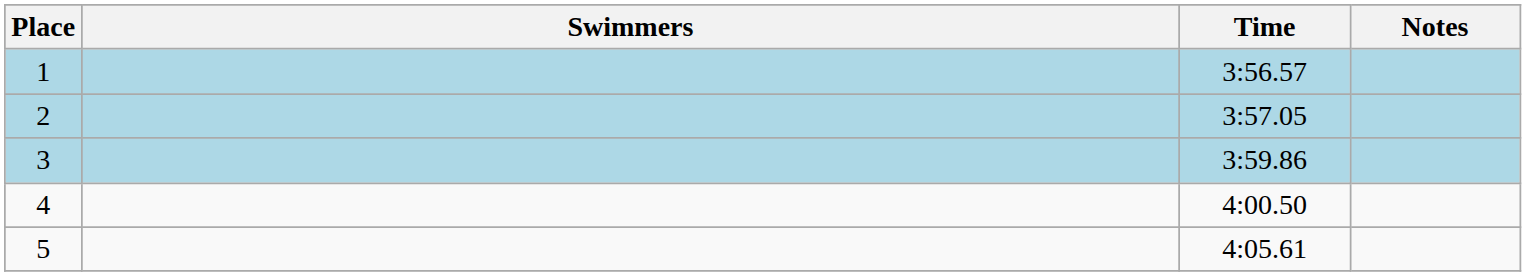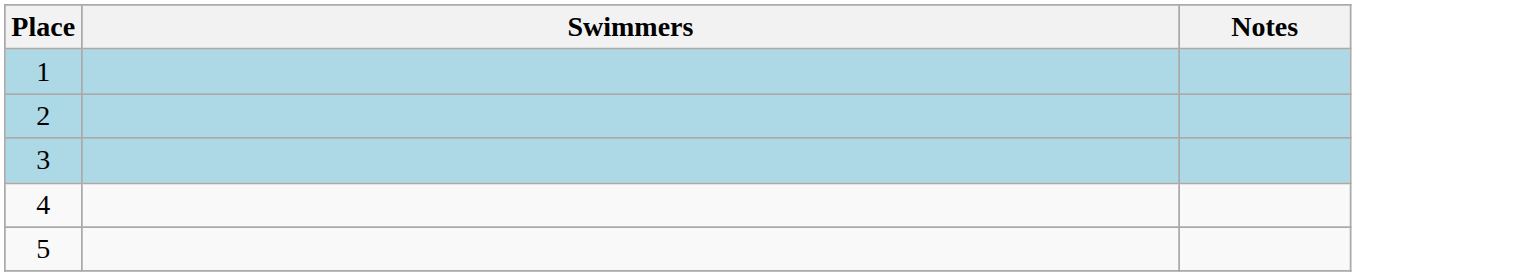- column: (1265, 26)
